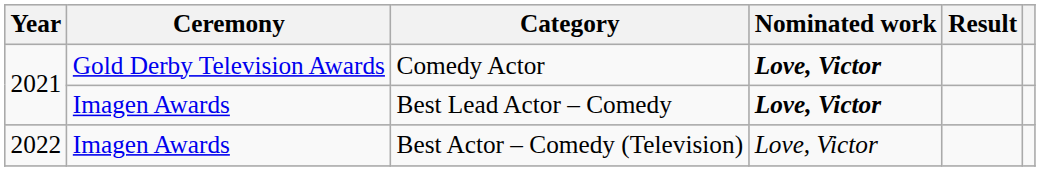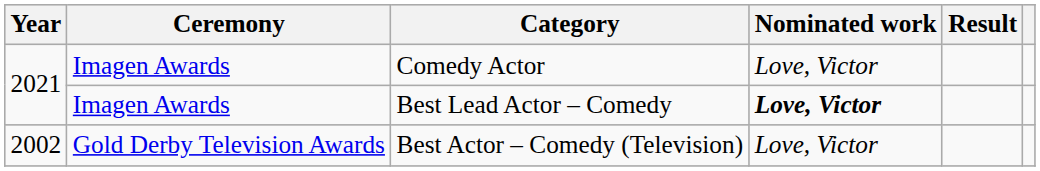(229, 64) Gold Derby Television Awards -> (151, 64) Imagen Awards
(818, 64) bold -> (816, 64) normal
(36, 144) 2022 -> (36, 144) 2002
(151, 144) Imagen Awards -> (229, 144) Gold Derby Television Awards
